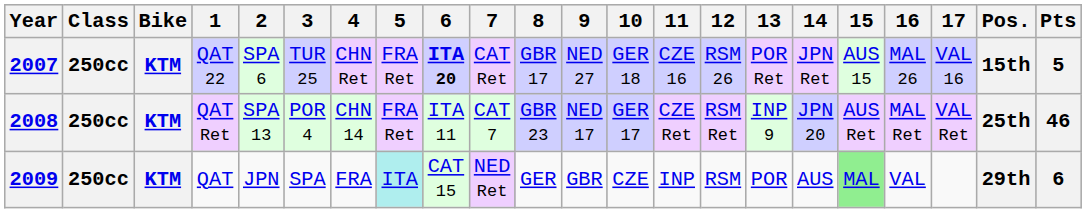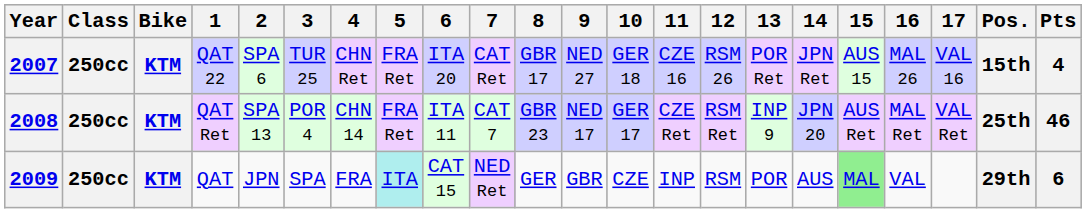(446, 66) bold -> (446, 65) normal
(1058, 66) 5 -> (1058, 66) 4
